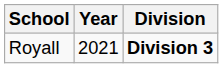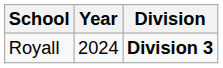(98, 47) 2021 -> (98, 47) 2024
